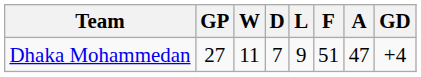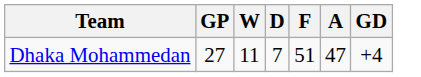- column: (301, 21)
